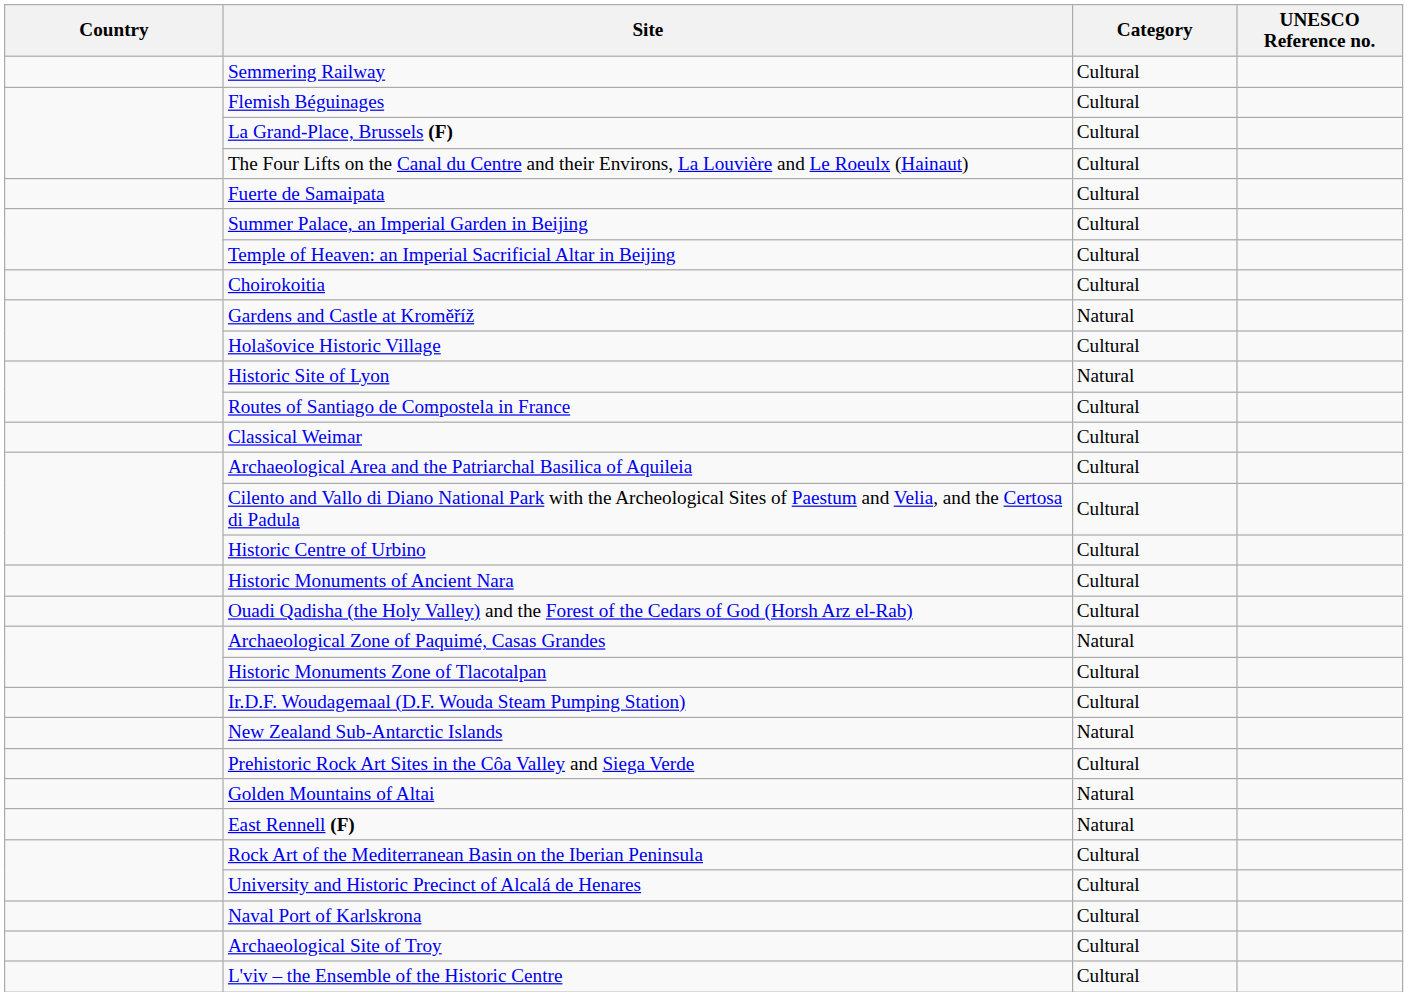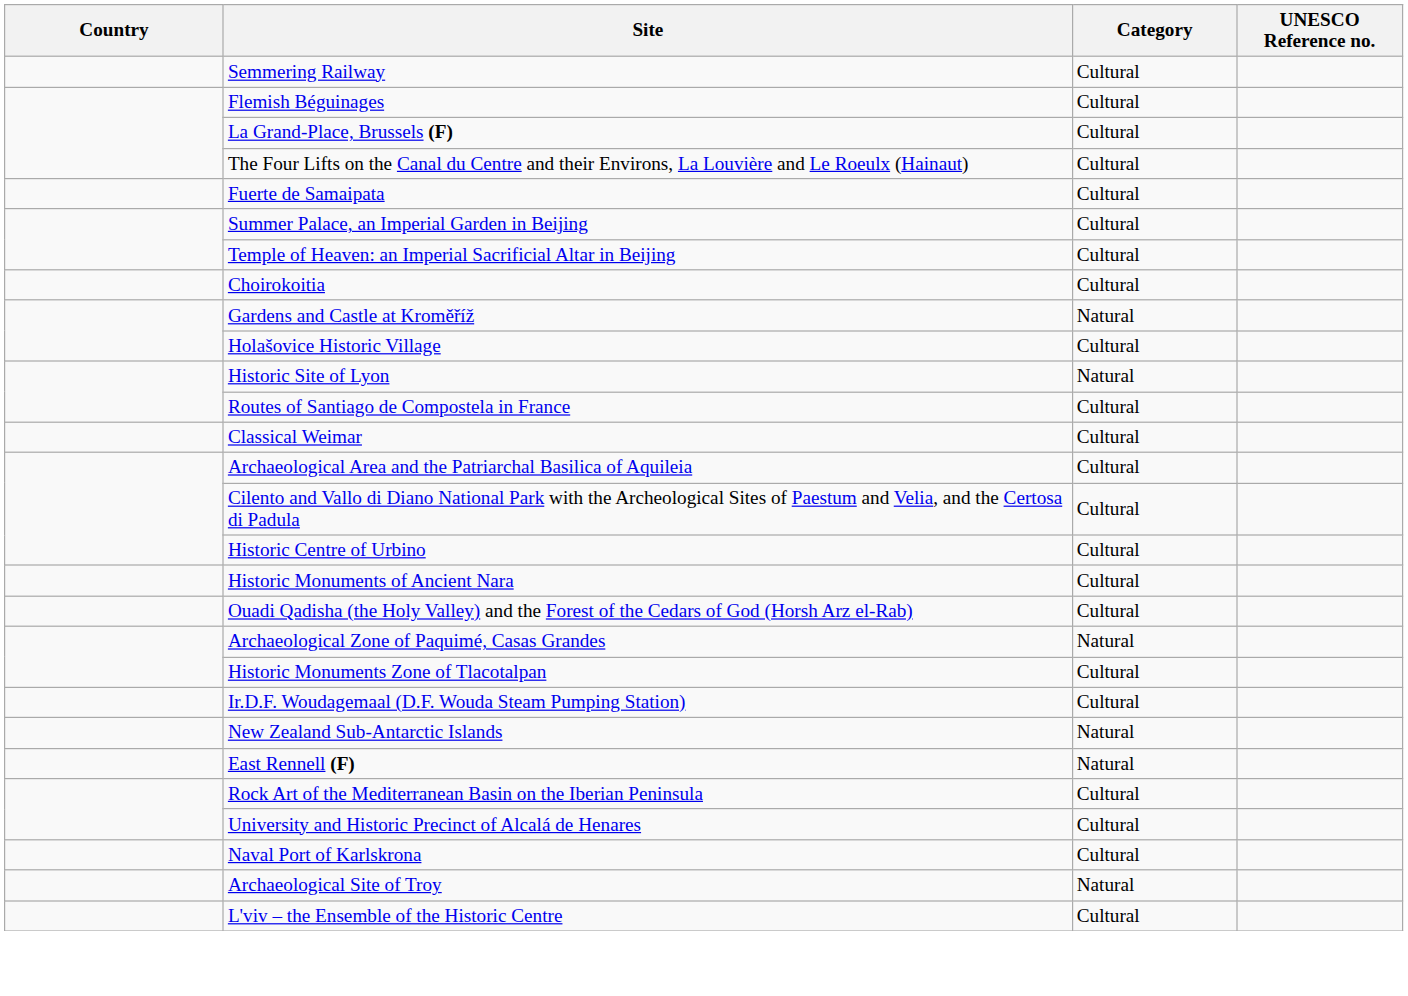- row: (461, 763)
- row: (331, 793)
(1108, 945) Cultural -> (1106, 885) Natural
